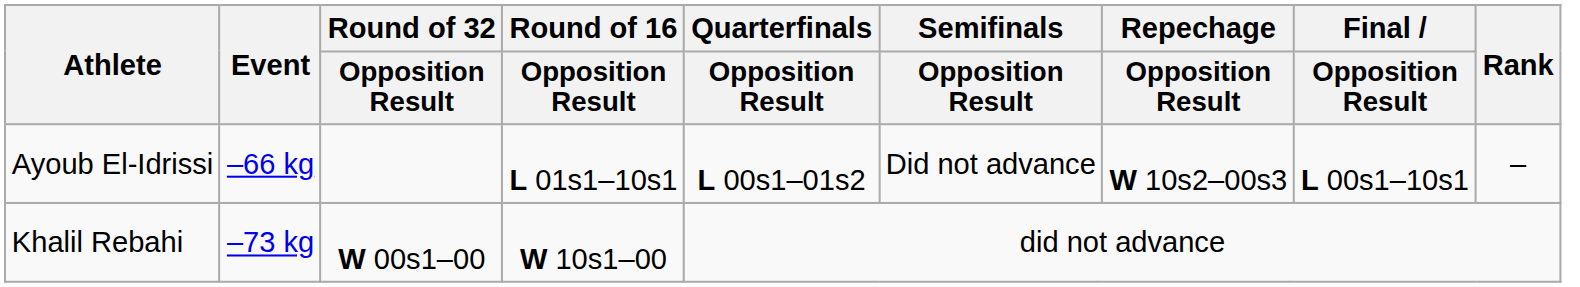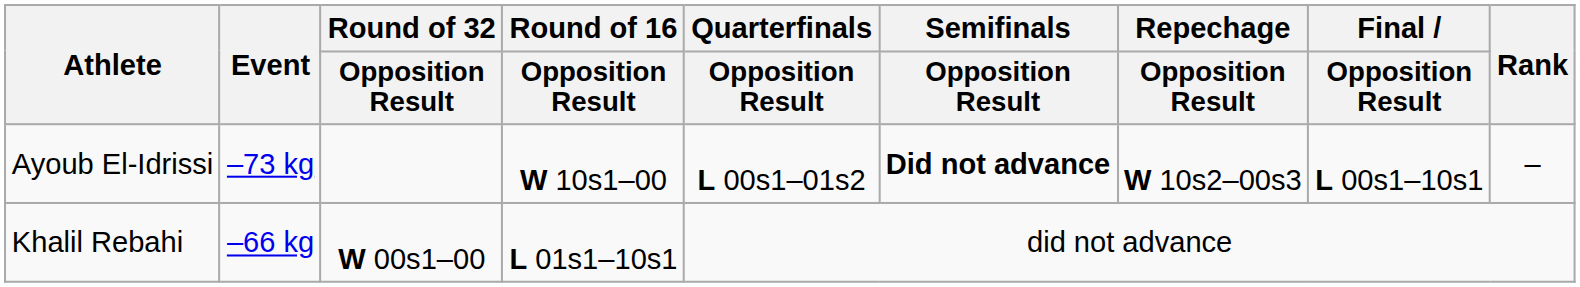(271, 164) –66 kg -> (271, 164) –73 kg
(593, 180) L 01s1–10s1 -> (593, 180) W 10s1–00
(991, 164) normal -> (998, 164) bold
(271, 242) –73 kg -> (271, 242) –66 kg
(593, 259) W 10s1–00 -> (593, 259) L 01s1–10s1
